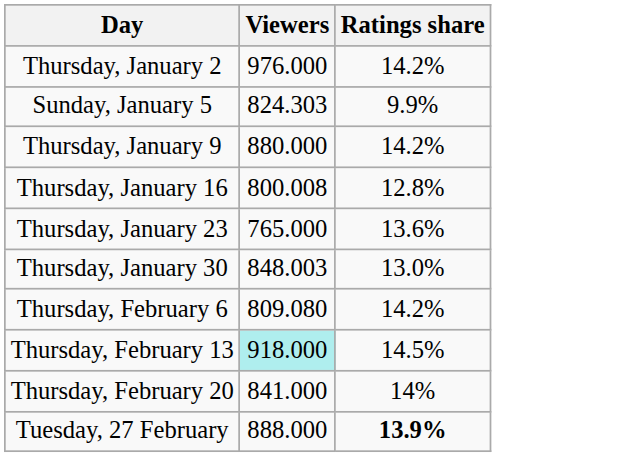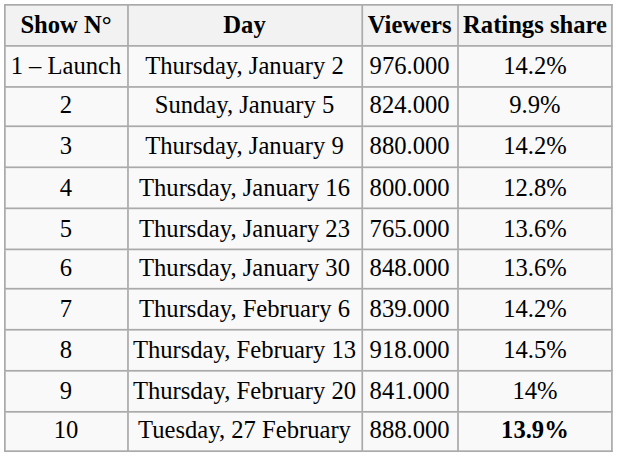+ column: (66, 25)
(287, 106) 824.303 -> (410, 106) 824.000
(287, 187) 800.008 -> (410, 187) 800.000
(287, 268) 848.003 -> (410, 268) 848.000
(413, 268) 13.0% -> (535, 268) 13.6%
(287, 309) 809.080 -> (410, 309) 839.000
(287, 350) paleturquoise background -> (410, 350) no background
